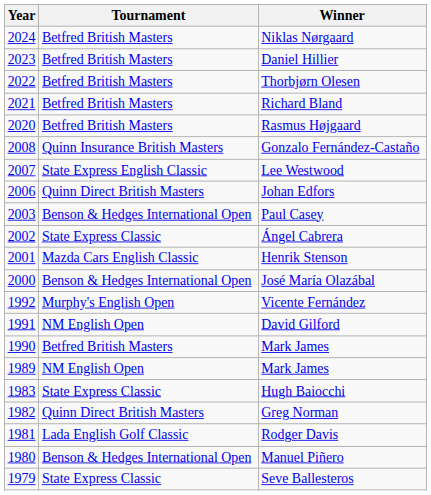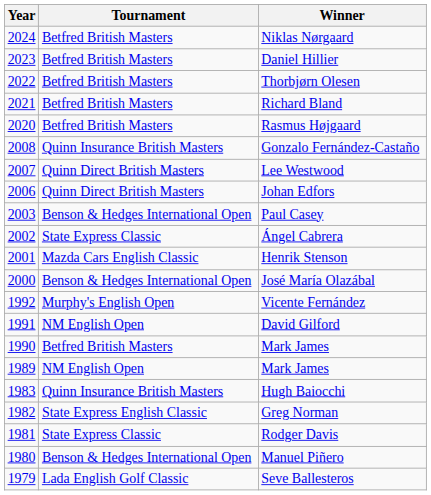(126, 170) State Express English Classic -> (125, 170) Quinn Direct British Masters
(103, 390) State Express Classic -> (134, 390) Quinn Insurance British Masters
(125, 412) Quinn Direct British Masters -> (126, 412) State Express English Classic
(117, 434) Lada English Golf Classic -> (103, 434) State Express Classic
(103, 479) State Express Classic -> (117, 479) Lada English Golf Classic
